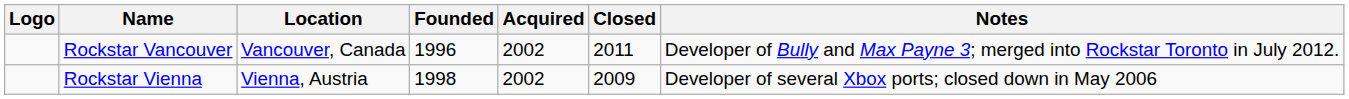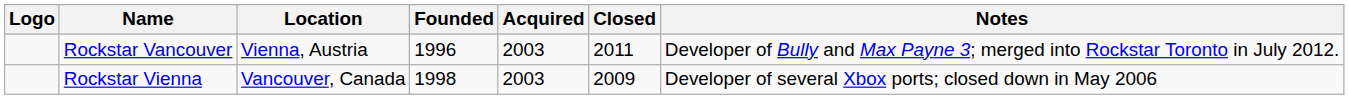(323, 49) Vancouver, Canada -> (304, 49) Vienna, Austria
(524, 49) 2002 -> (524, 49) 2003
(304, 79) Vienna, Austria -> (323, 79) Vancouver, Canada
(524, 79) 2002 -> (524, 79) 2003
